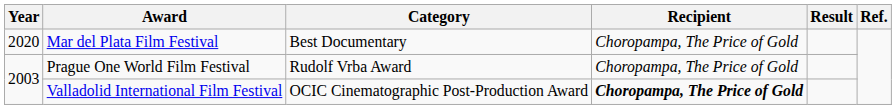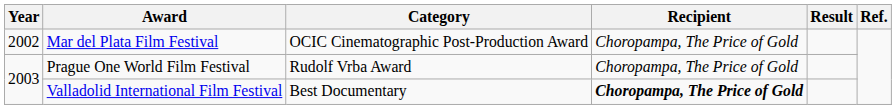(24, 41) 2020 -> (24, 41) 2002
(348, 41) Best Documentary -> (439, 41) OCIC Cinematographic Post-Production Award
(439, 91) OCIC Cinematographic Post-Production Award -> (348, 91) Best Documentary
